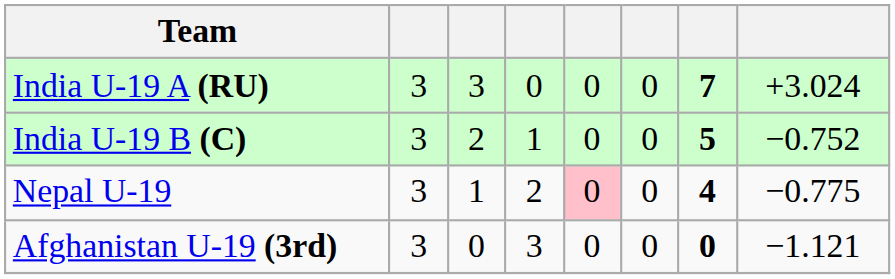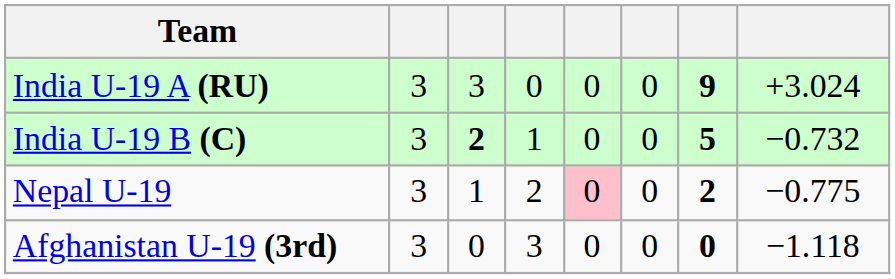(708, 84) 7 -> (708, 84) 9
(477, 138) normal -> (477, 138) bold
(813, 138) −0.752 -> (813, 138) −0.732
(708, 191) 4 -> (708, 191) 2
(813, 245) −1.121 -> (813, 245) −1.118
